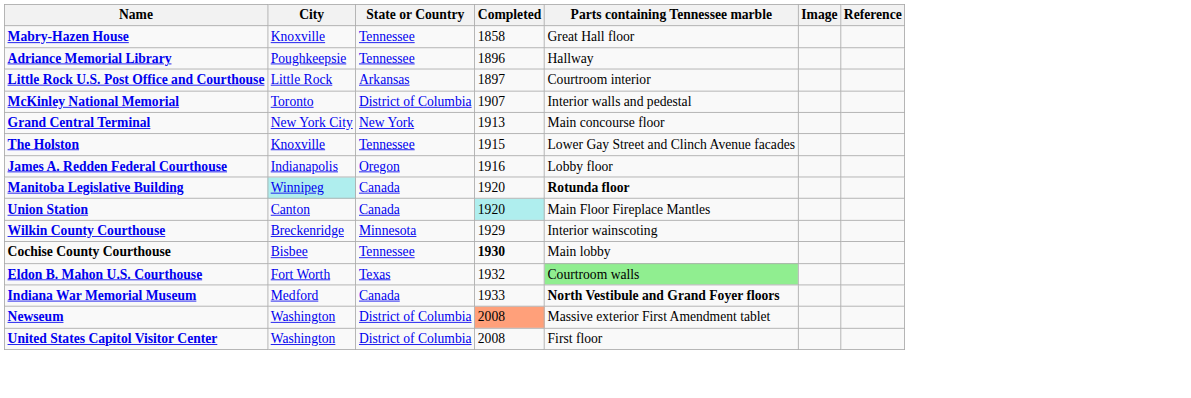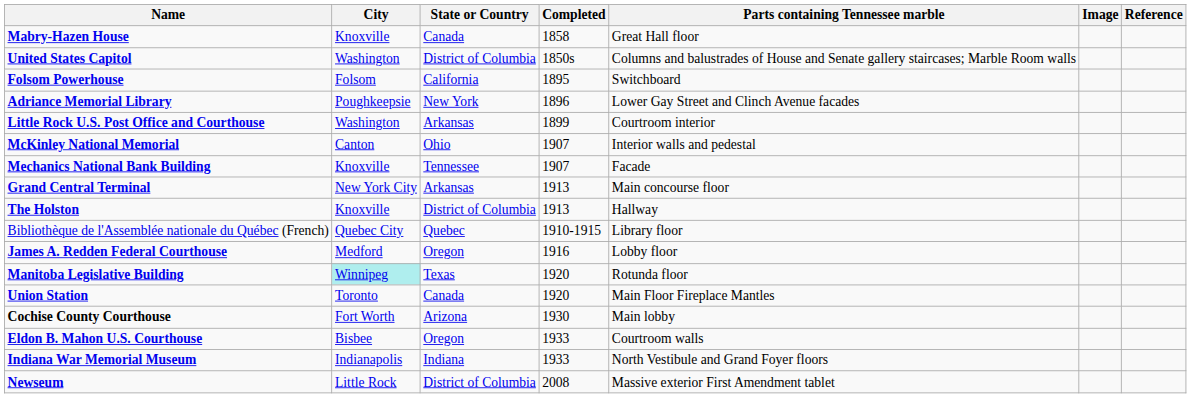(387, 36) Tennessee -> (444, 36) Canada
+ row: (70, 58)
+ row: (66, 79)
(387, 58) Tennessee -> (451, 101) New York
(571, 58) Hallway -> (736, 101) Lower Gay Street and Clinch Avenue facades
(302, 79) Little Rock -> (367, 123) Washington
(491, 79) 1897 -> (556, 123) 1899
(292, 101) Toronto -> (355, 144) Canton
(415, 101) District of Columbia -> (437, 144) Ohio
+ row: (109, 166)
(387, 123) New York -> (449, 187) Arkansas
(387, 144) Tennessee -> (480, 209) District of Columbia
(491, 144) 1915 -> (556, 209) 1913
(671, 144) Lower Gay Street and Clinch Avenue facades -> (635, 209) Hallway
+ row: (168, 230)
(304, 166) Indianapolis -> (359, 252) Medford
(379, 187) Canada -> (439, 274) Texas
(589, 187) bold -> (650, 274) normal
(290, 209) Canton -> (356, 295) Toronto
(491, 209) paleturquoise background -> (556, 295) no background
- row: (86, 230)
(289, 252) Bisbee -> (365, 317) Fort Worth
(387, 252) Tennessee -> (445, 317) Arizona
(491, 252) bold -> (556, 317) normal
(300, 274) Fort Worth -> (354, 338) Bisbee
(375, 274) Texas -> (444, 338) Oregon
(491, 274) 1932 -> (556, 338) 1933
(593, 274) lightgreen background -> (658, 338) no background
(295, 295) Medford -> (369, 360) Indianapolis
(379, 295) Canada -> (444, 360) Indiana
(664, 295) bold -> (720, 360) normal
(303, 317) Washington -> (366, 381) Little Rock
(491, 317) lightsalmon background -> (556, 381) no background
- row: (112, 338)
